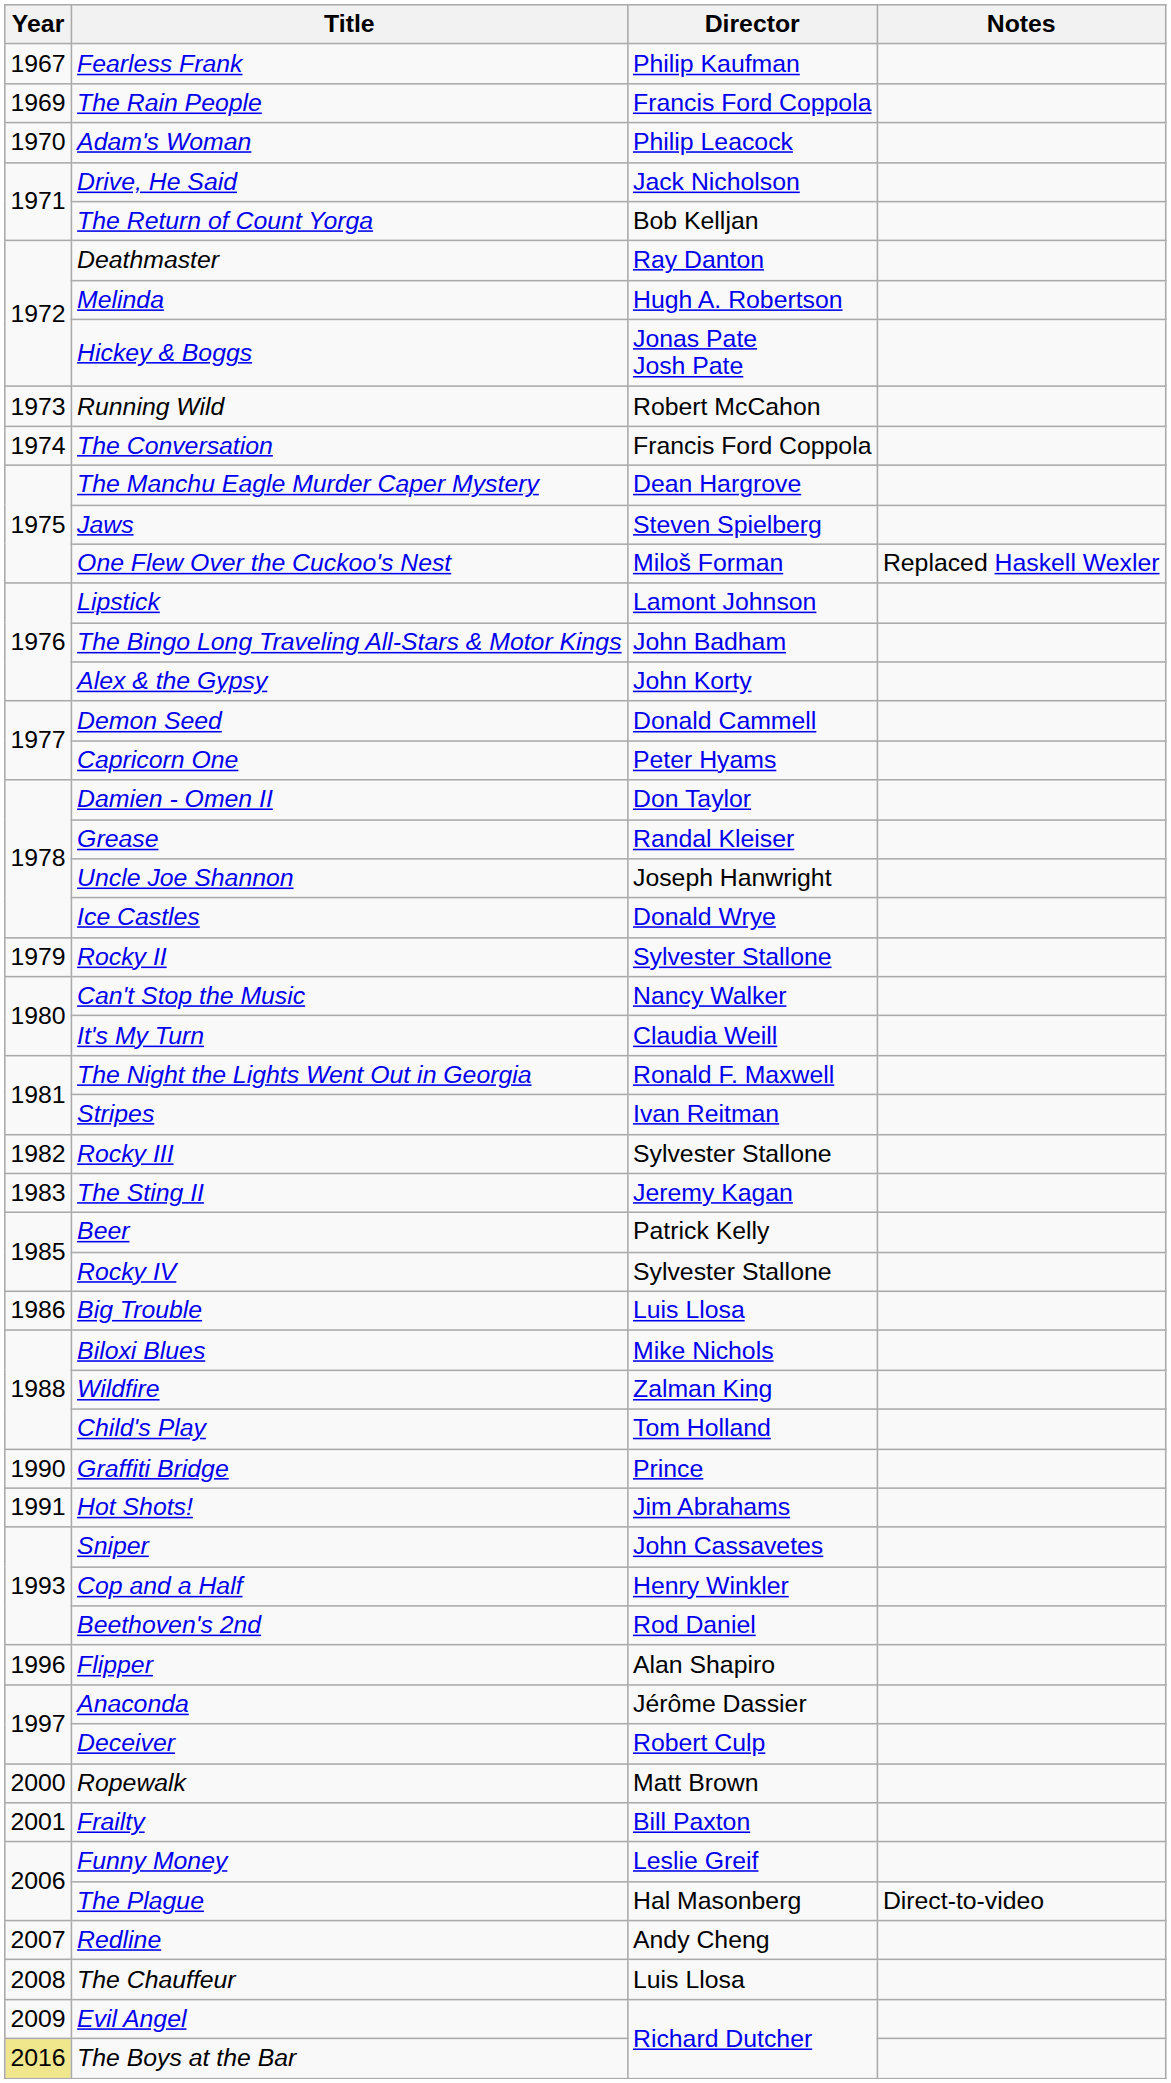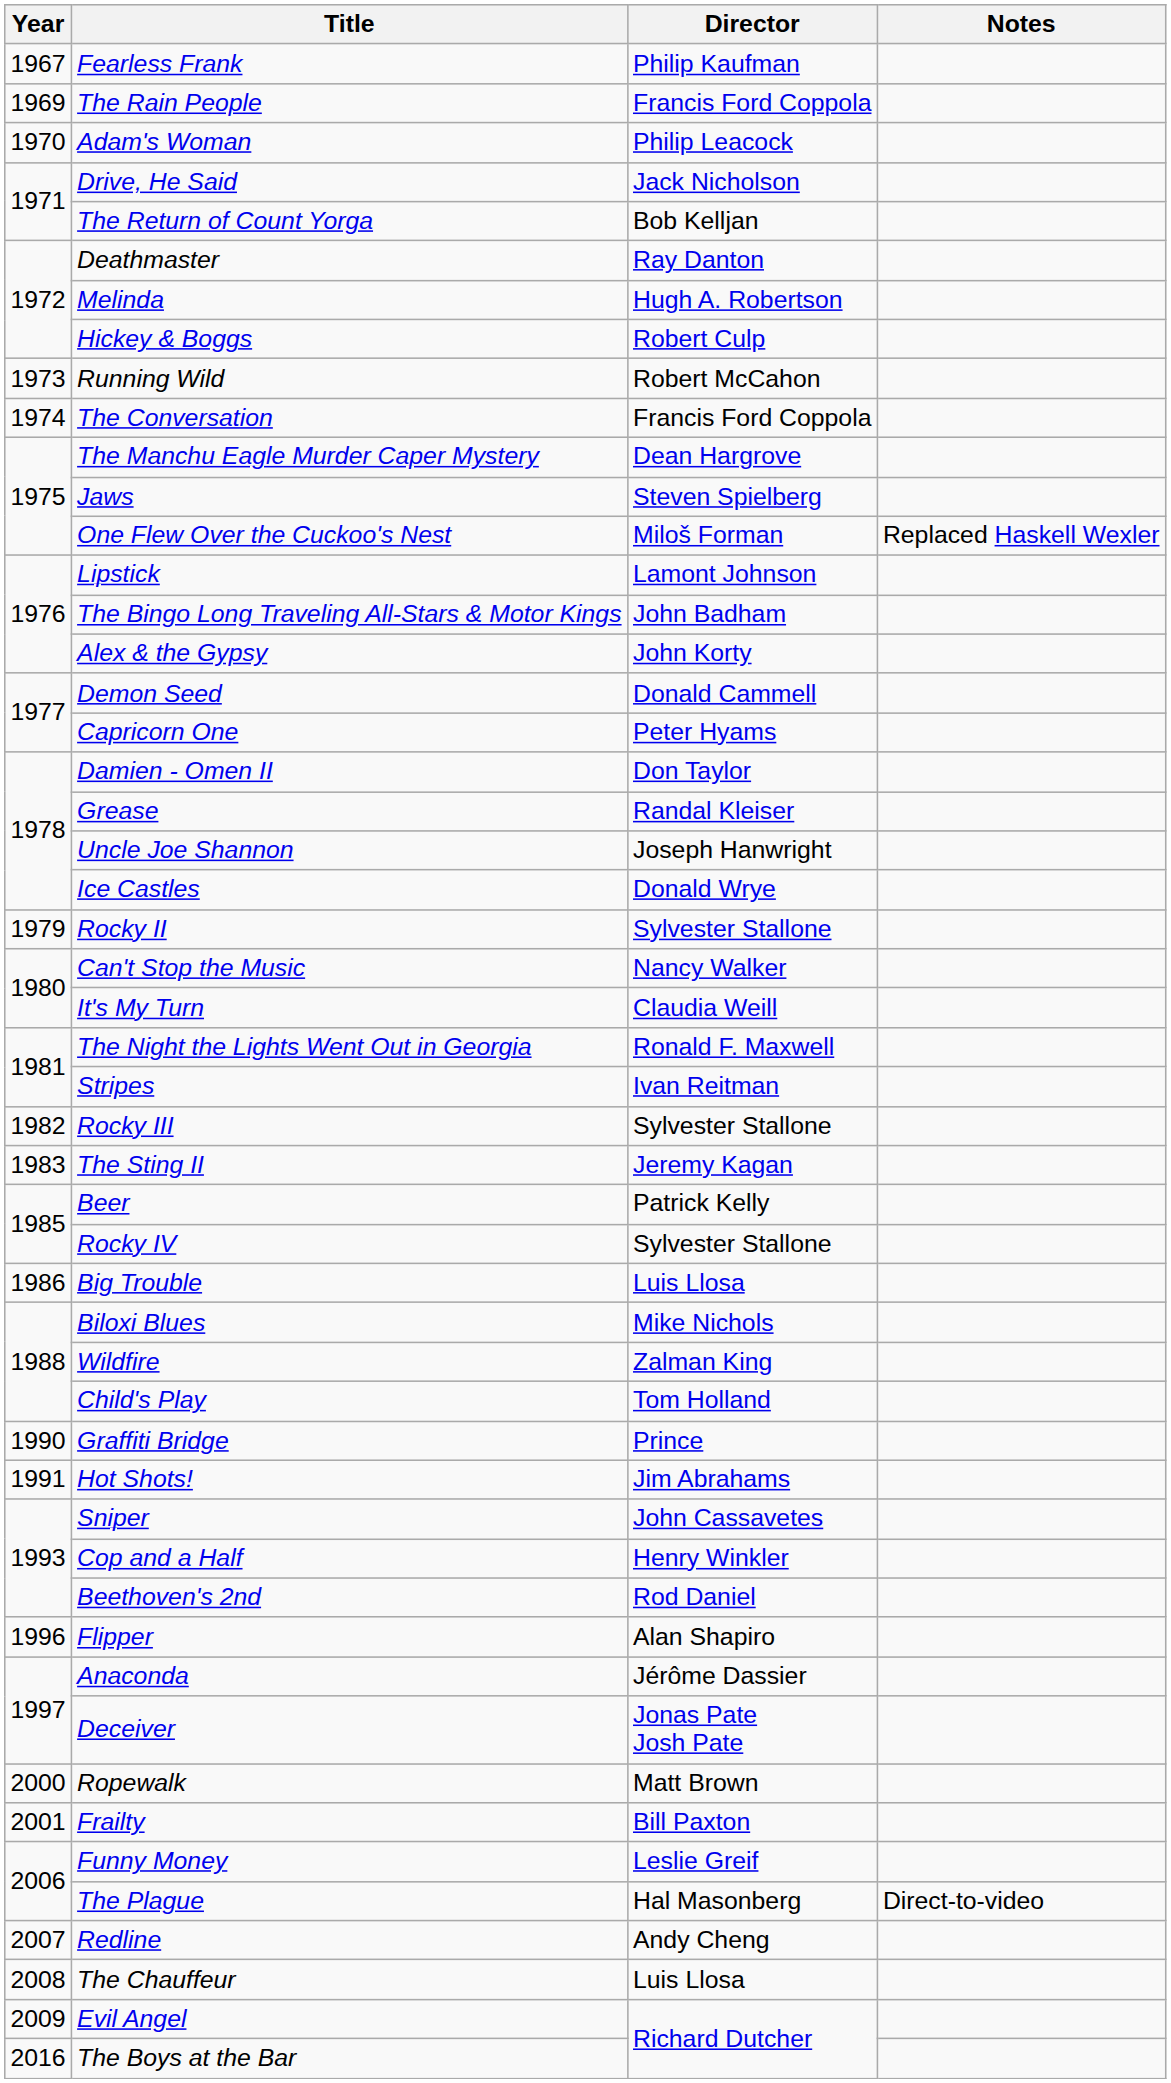(695, 352) Jonas Pate Josh Pate -> (699, 338) Robert Culp
(699, 1743) Robert Culp -> (695, 1729) Jonas Pate Josh Pate
(38, 2057) khaki background -> (38, 2057) no background
